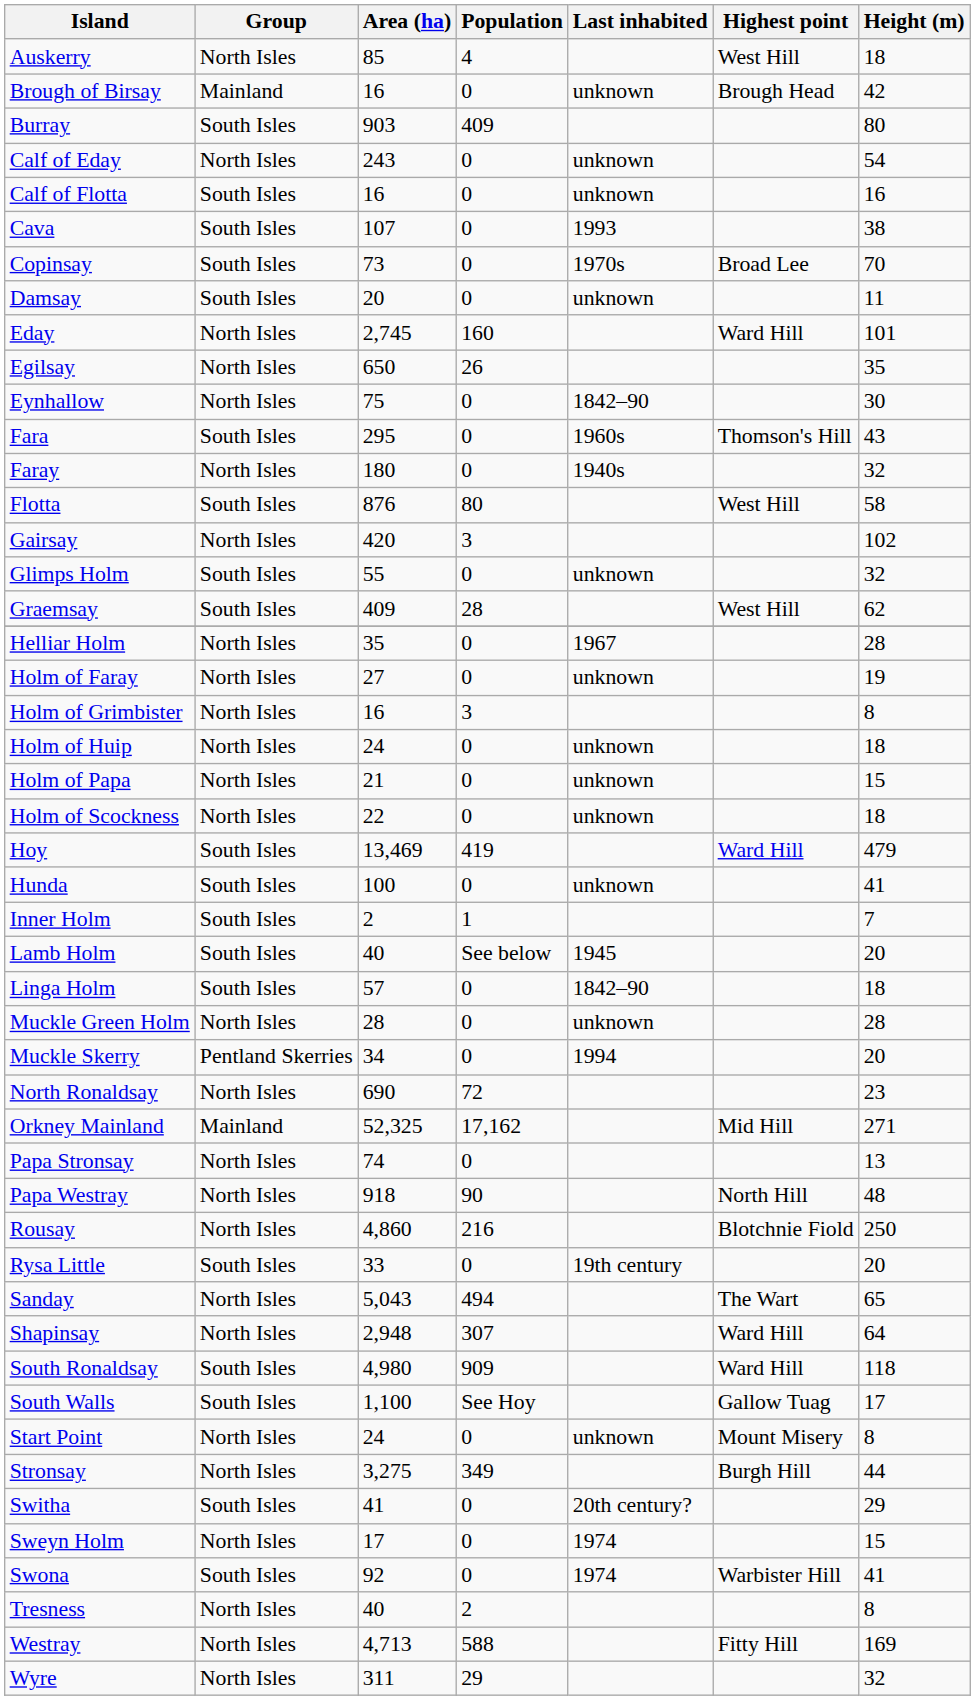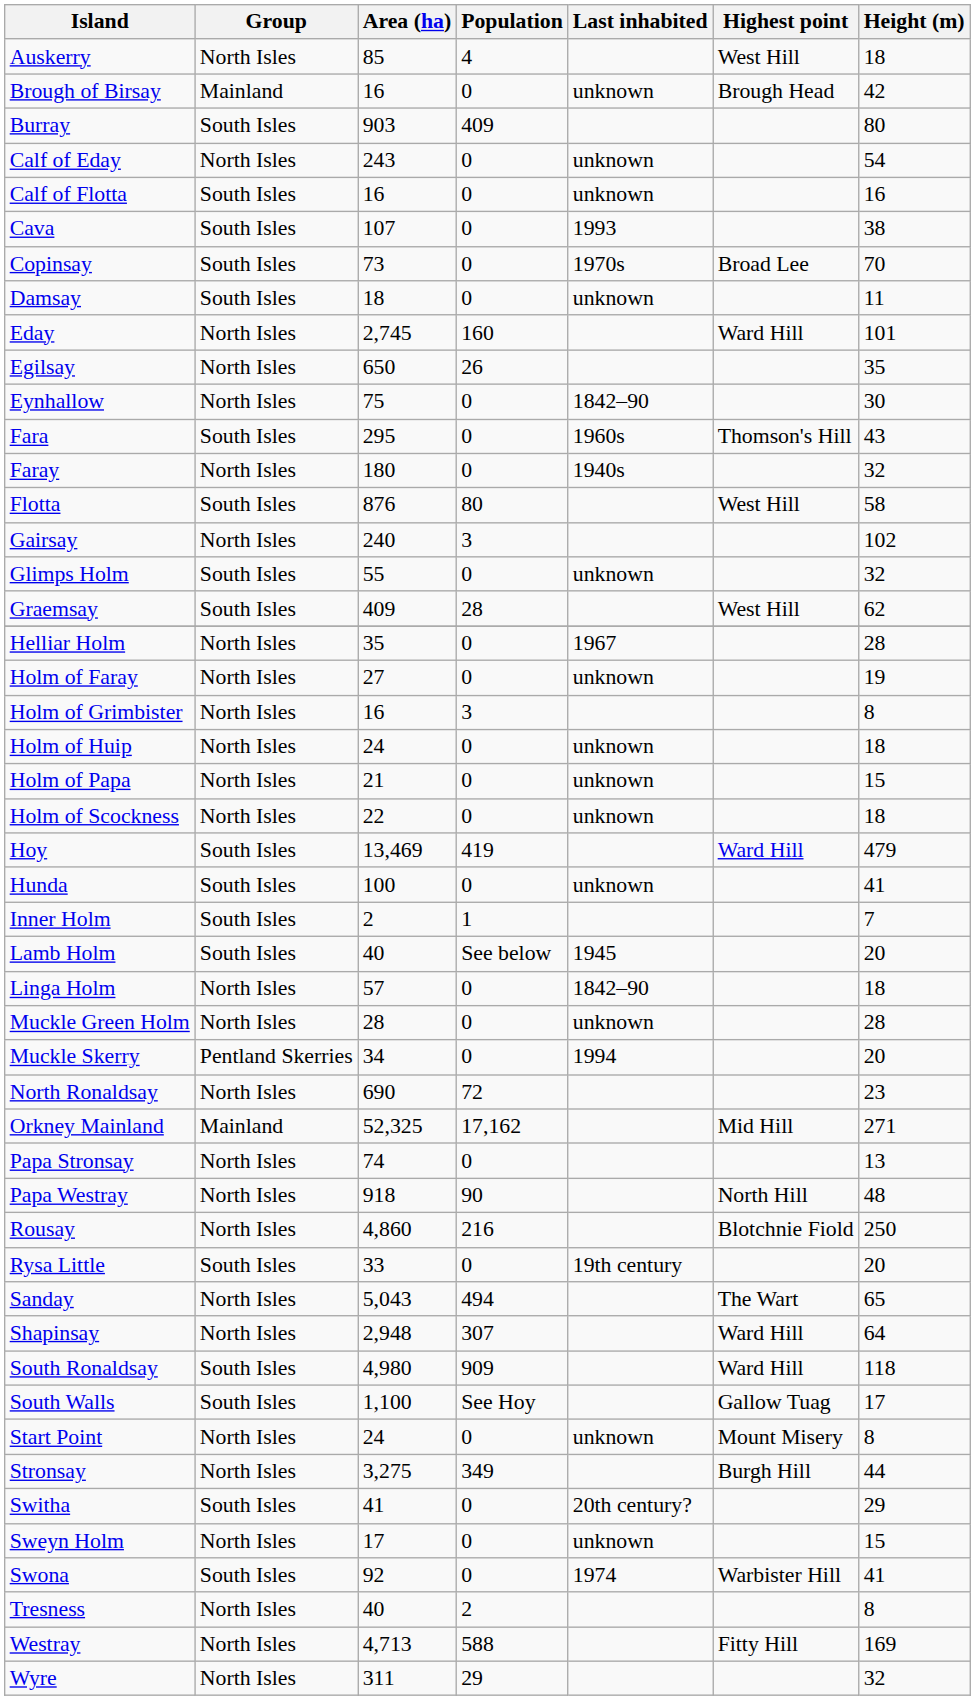(374, 297) 20 -> (374, 297) 18
(379, 539) 420 -> (379, 539) 240
(248, 988) South Isles -> (248, 988) North Isles
(595, 1540) 1974 -> (613, 1540) unknown
